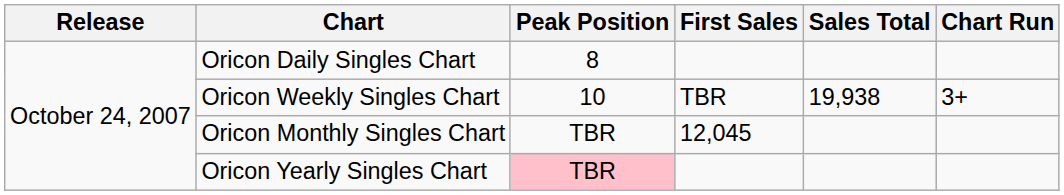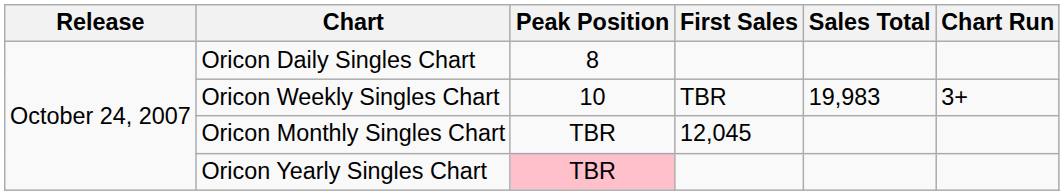(845, 97) 19,938 -> (845, 97) 19,983
